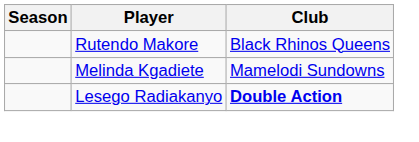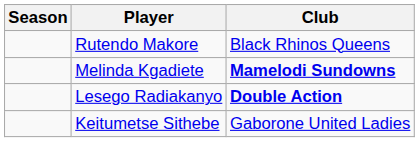(307, 70) normal -> (313, 70) bold
+ row: (147, 123)
